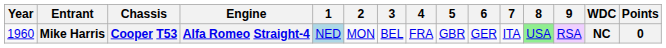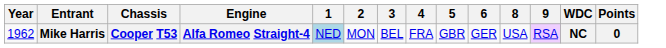- column: (512, 14)
(21, 33) 1960 -> (21, 33) 1962
(539, 33) lightgreen background -> (515, 33) no background
